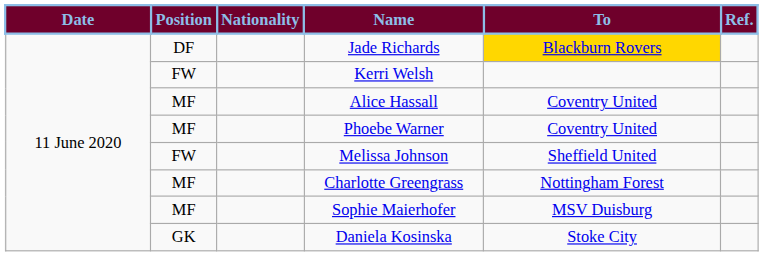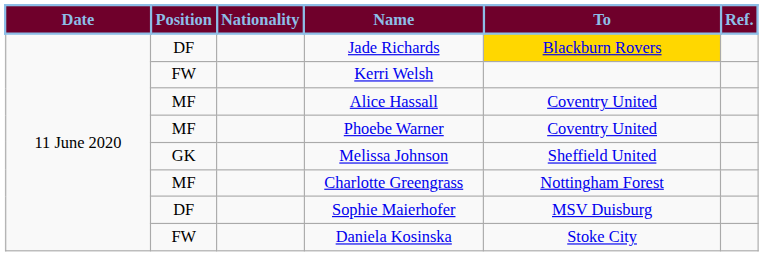(184, 156) FW -> (184, 156) GK
(184, 210) MF -> (184, 210) DF
(184, 237) GK -> (184, 237) FW
